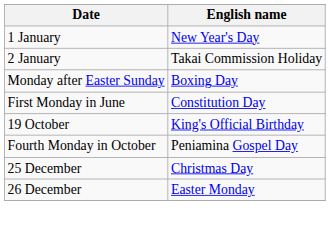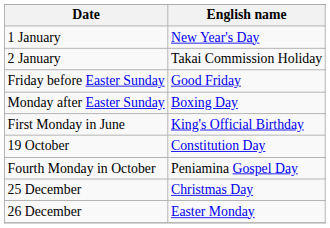+ row: (86, 80)
(218, 102) Constitution Day -> (237, 124) King's Official Birthday
(237, 124) King's Official Birthday -> (218, 146) Constitution Day
